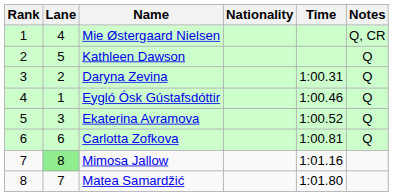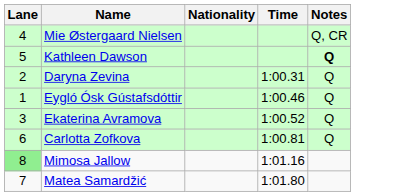- column: (23, 14)
(367, 56) normal -> (329, 56) bold
